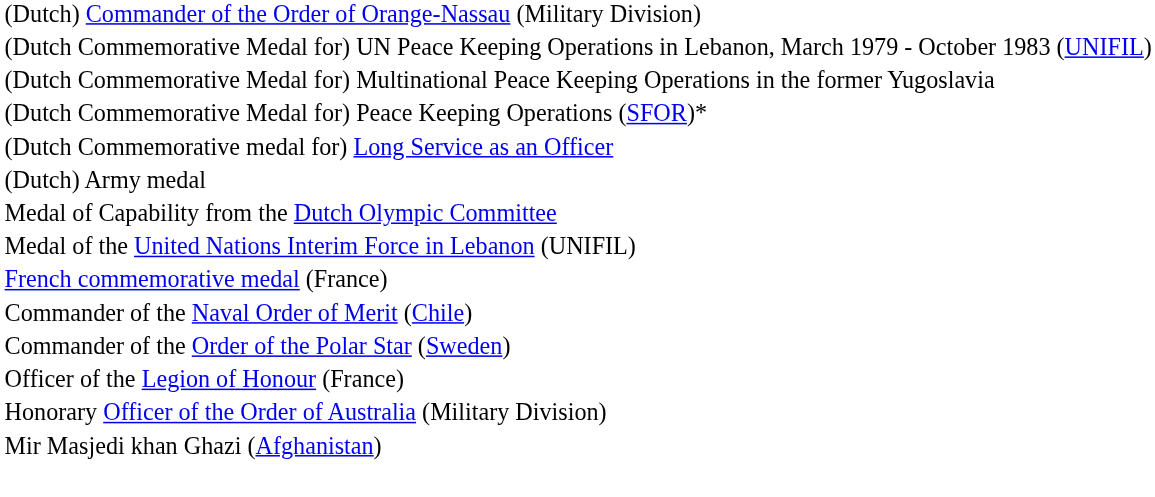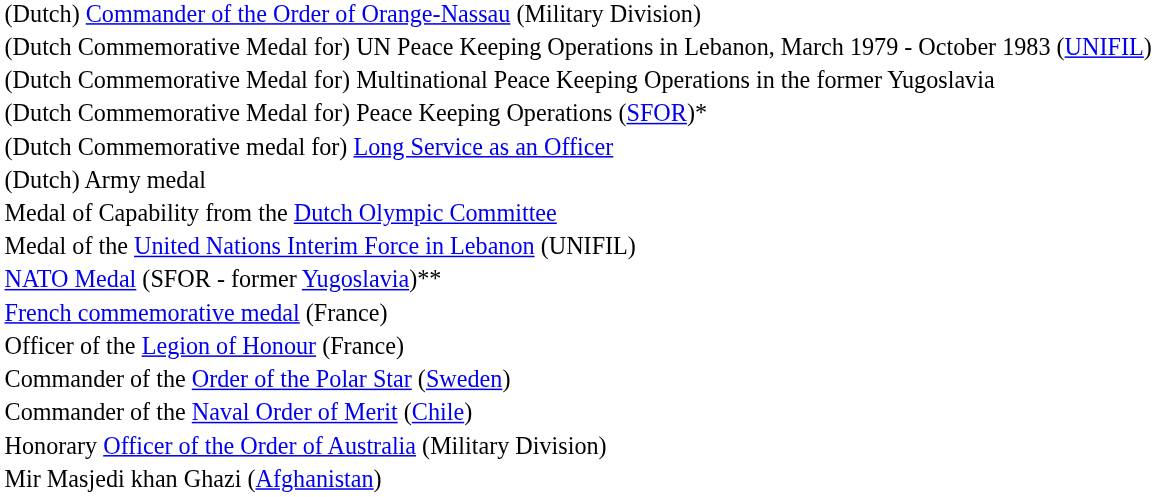+ row: (223, 279)
rows swapped: (238, 312) <-> (204, 379)
